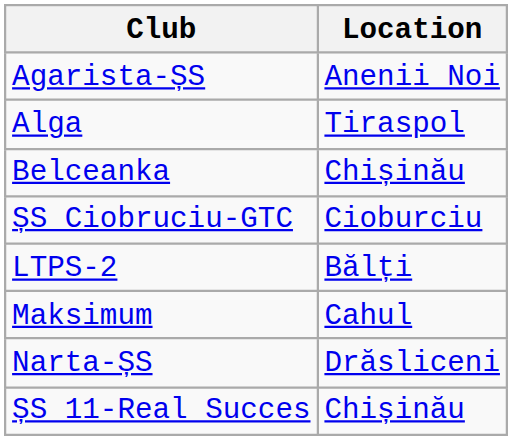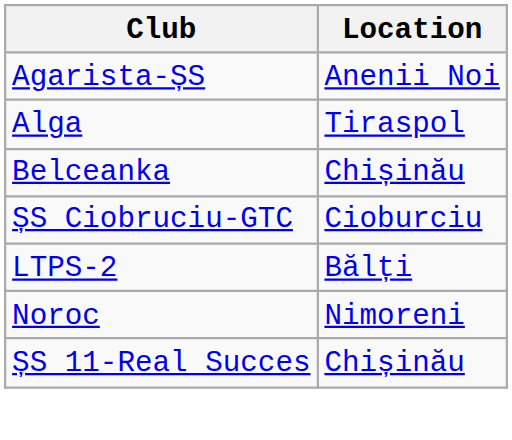- row: (82, 315)
- row: (82, 363)
+ row: (56, 315)
